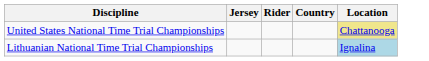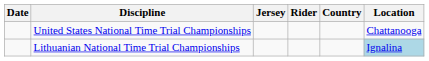+ column: (18, 13)
(367, 30) khaki background -> (394, 30) no background
